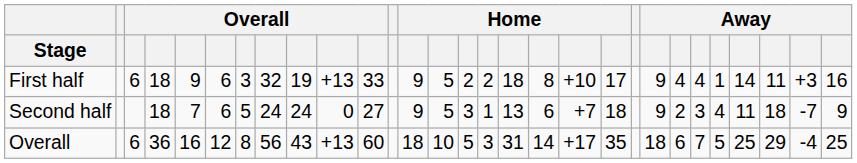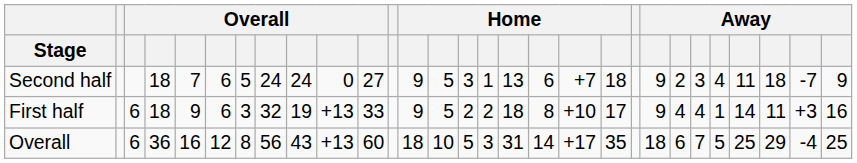rows swapped: (46, 81) <-> (60, 111)
